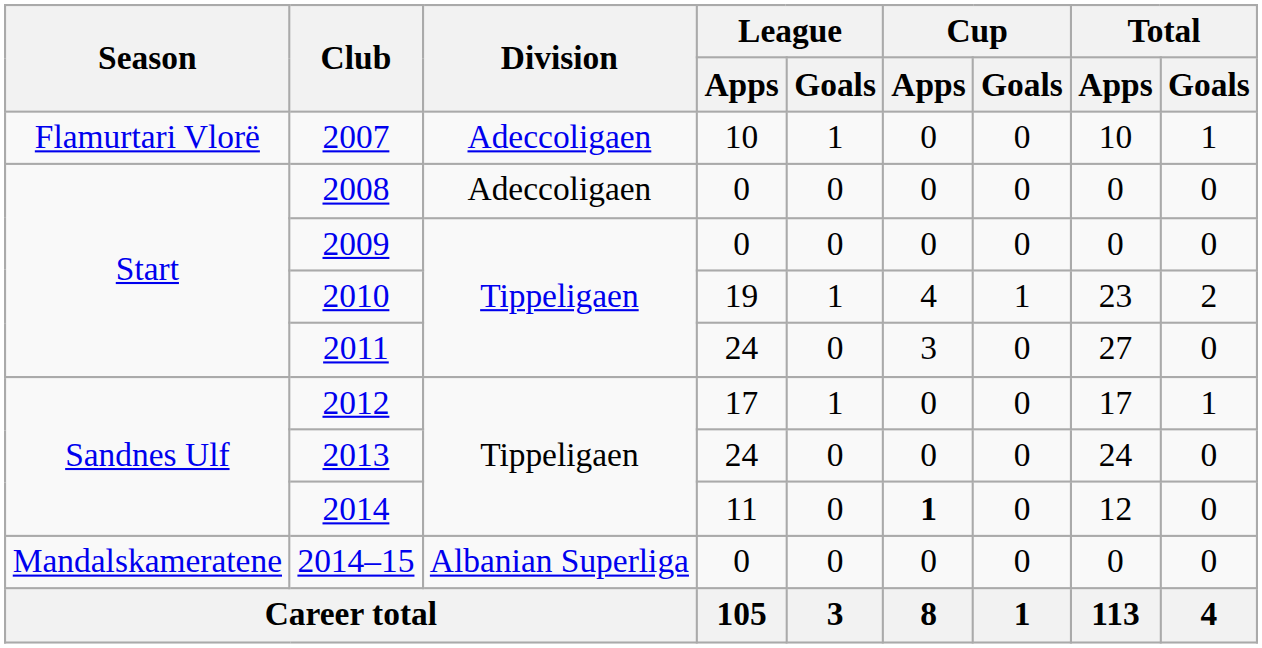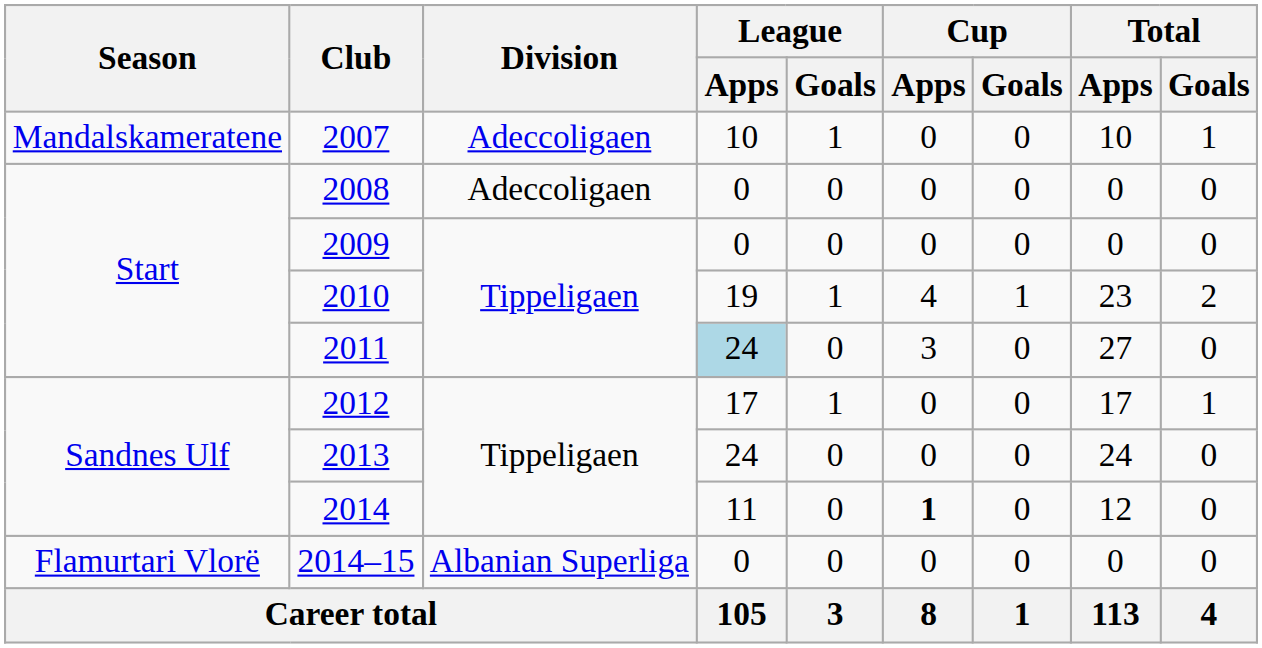(147, 137) Flamurtari Vlorë -> (147, 137) Mandalskameratene
(742, 349) no background -> (742, 349) lightblue background
(147, 561) Mandalskameratene -> (147, 561) Flamurtari Vlorë
